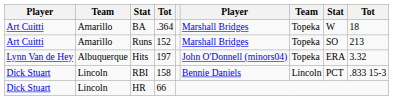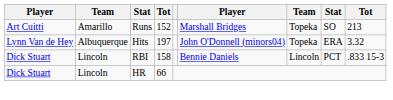- row: (139, 27)
